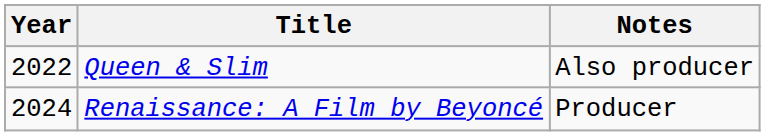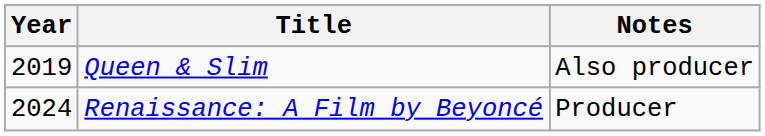(42, 67) 2022 -> (42, 67) 2019
